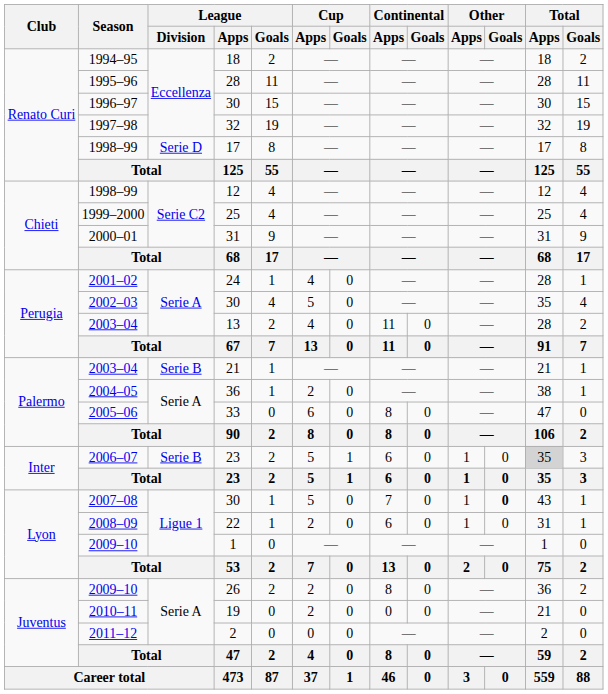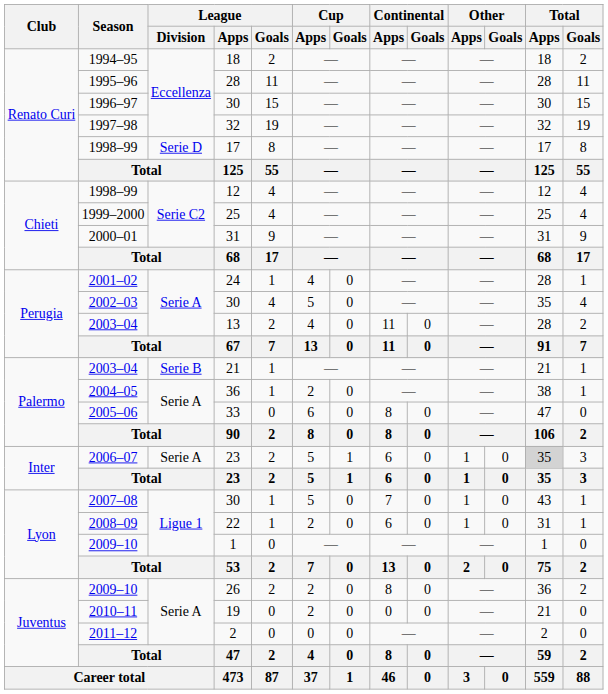(181, 457) Serie B -> (181, 457) Serie A
(505, 501) bold -> (505, 501) normal
